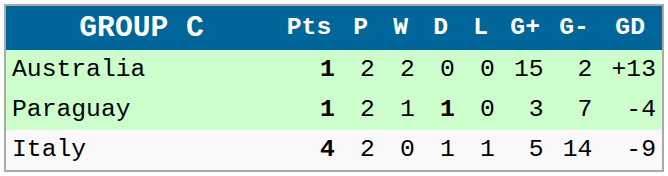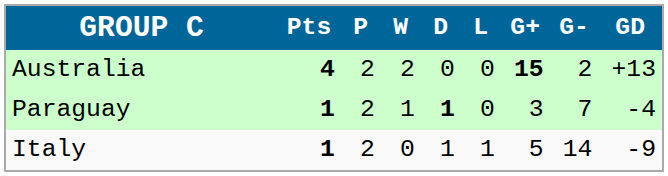(327, 70) 1 -> (327, 70) 4
(529, 70) normal -> (529, 70) bold
(327, 150) 4 -> (327, 150) 1
